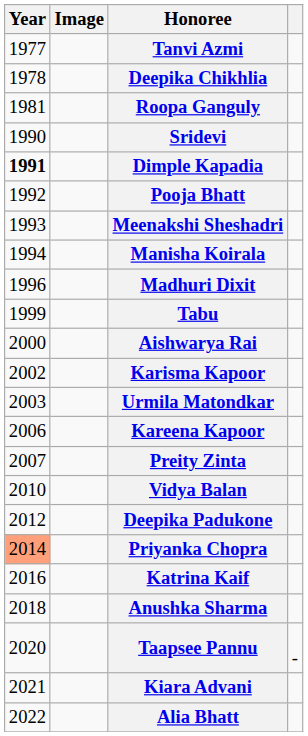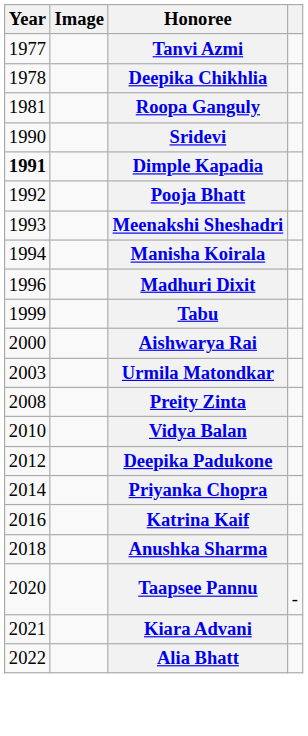- row: (198, 372)
- row: (198, 431)
(27, 460) 2007 -> (27, 401) 2008
(27, 549) lightsalmon background -> (27, 490) no background
